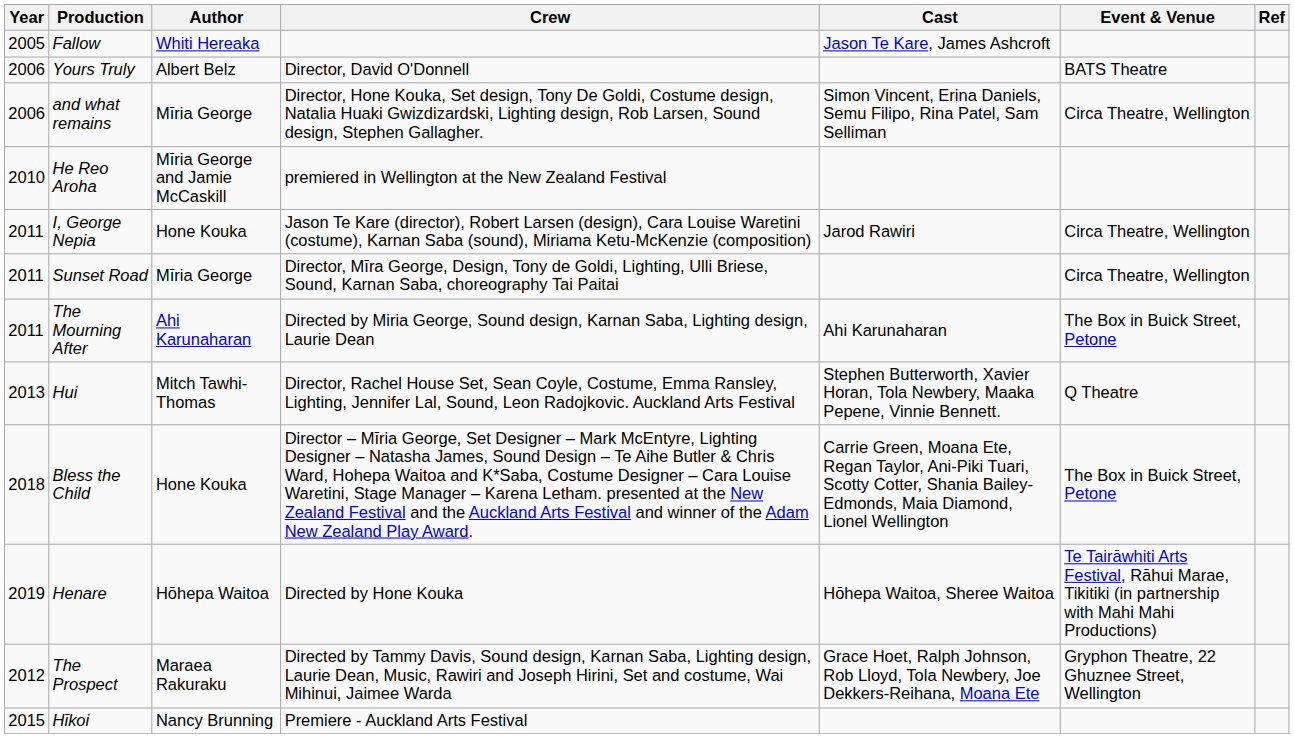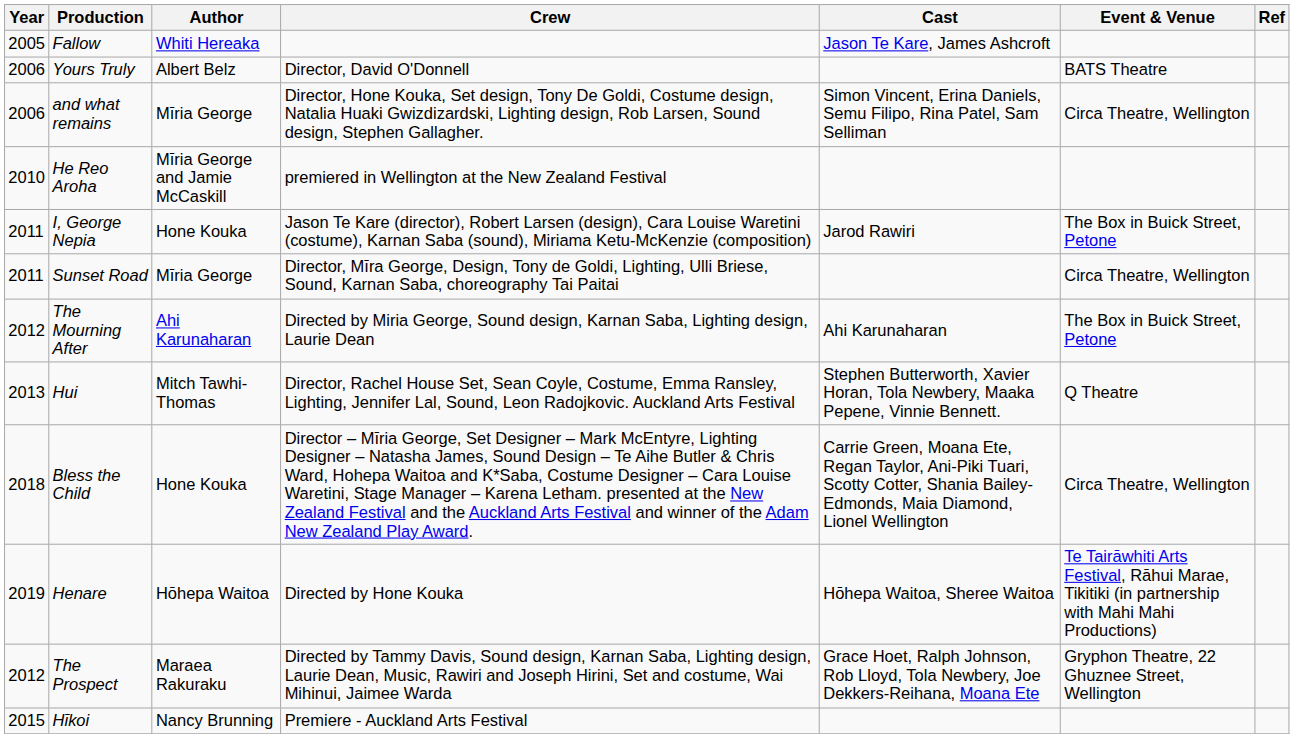(1157, 231) Circa Theatre, Wellington -> (1153, 231) The Box in Buick Street, Petone
(26, 330) 2011 -> (27, 330) 2012
(1153, 484) The Box in Buick Street, Petone -> (1157, 484) Circa Theatre, Wellington
